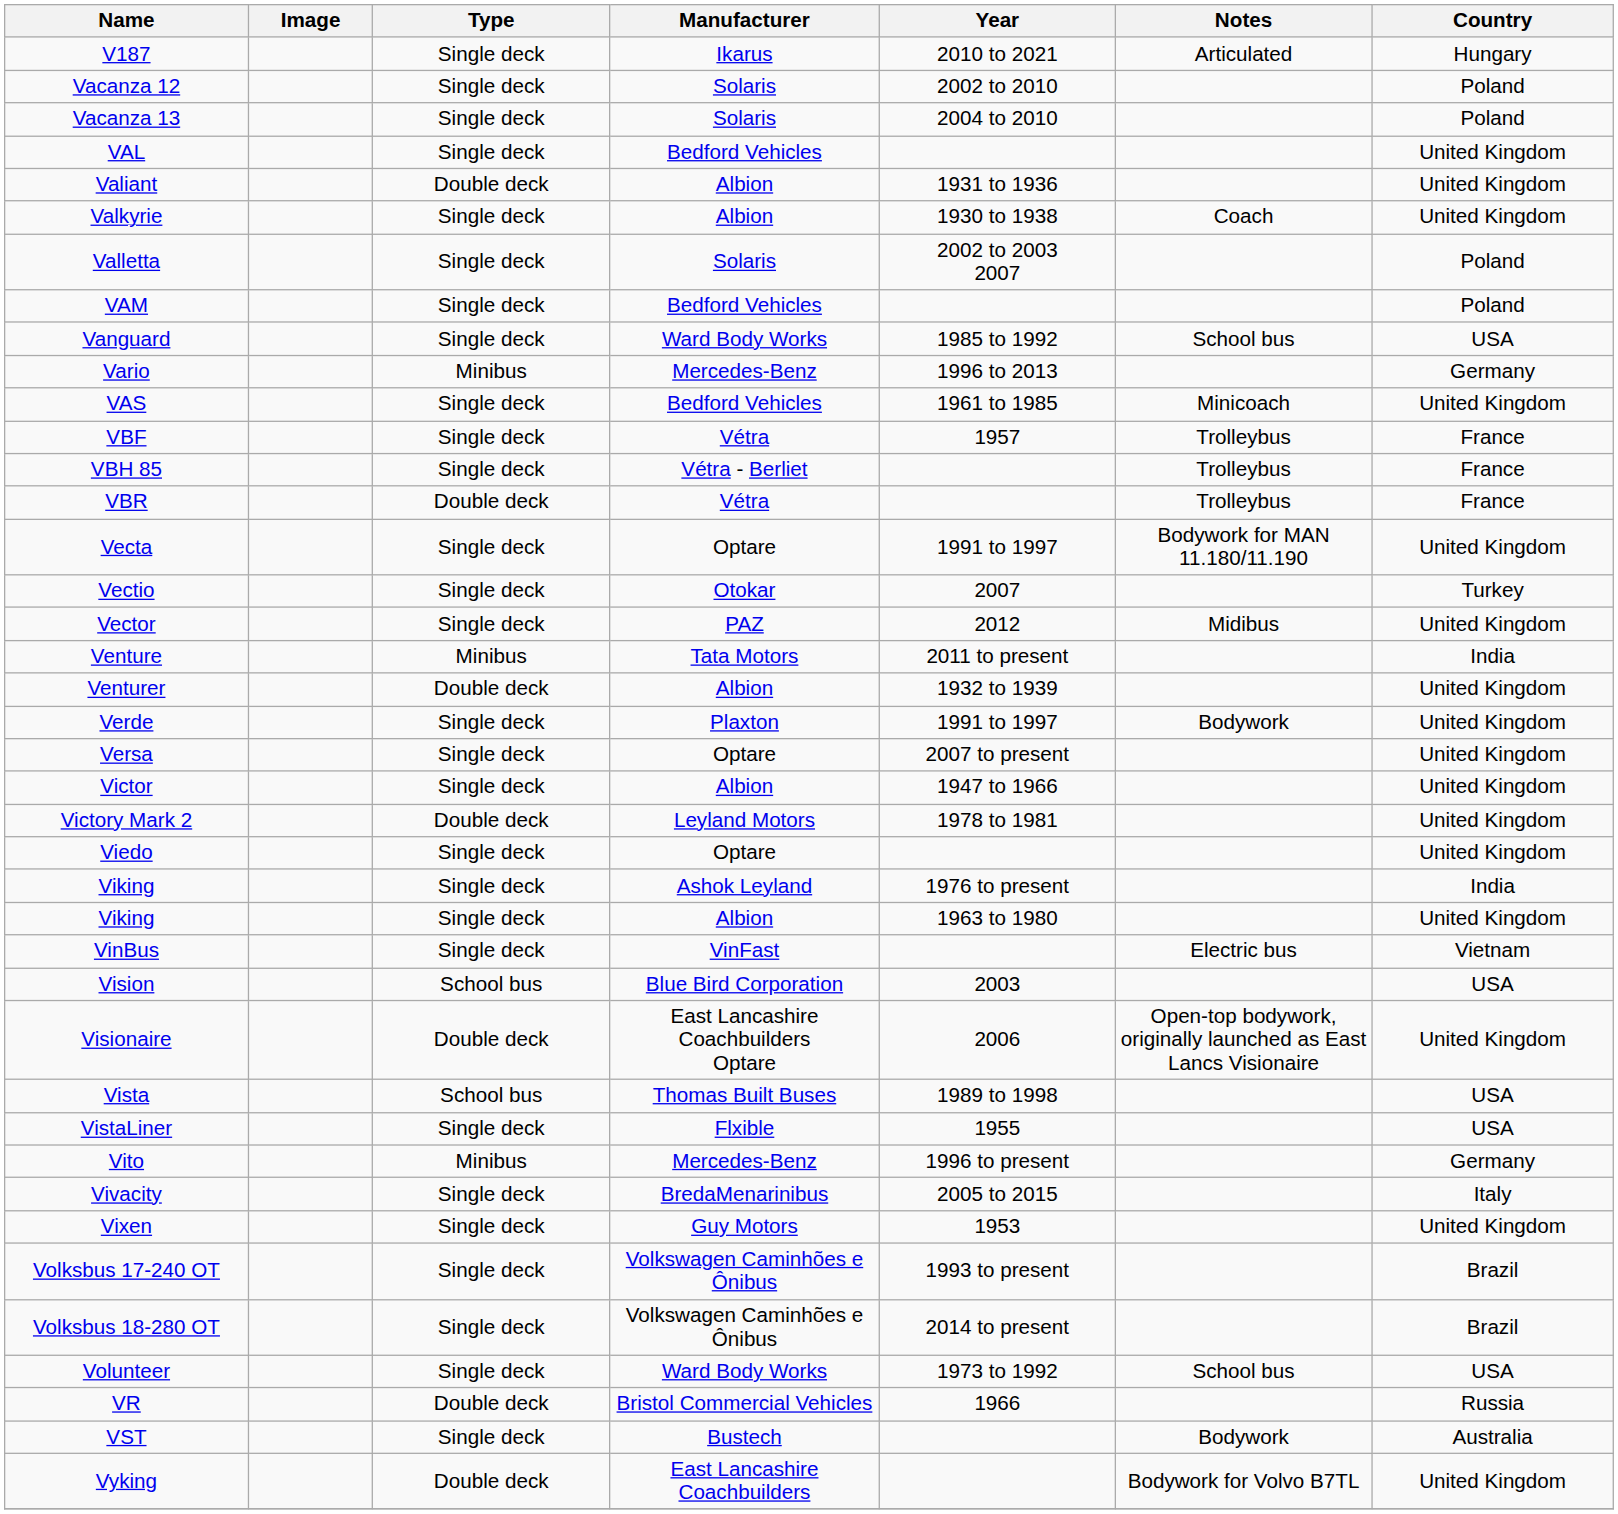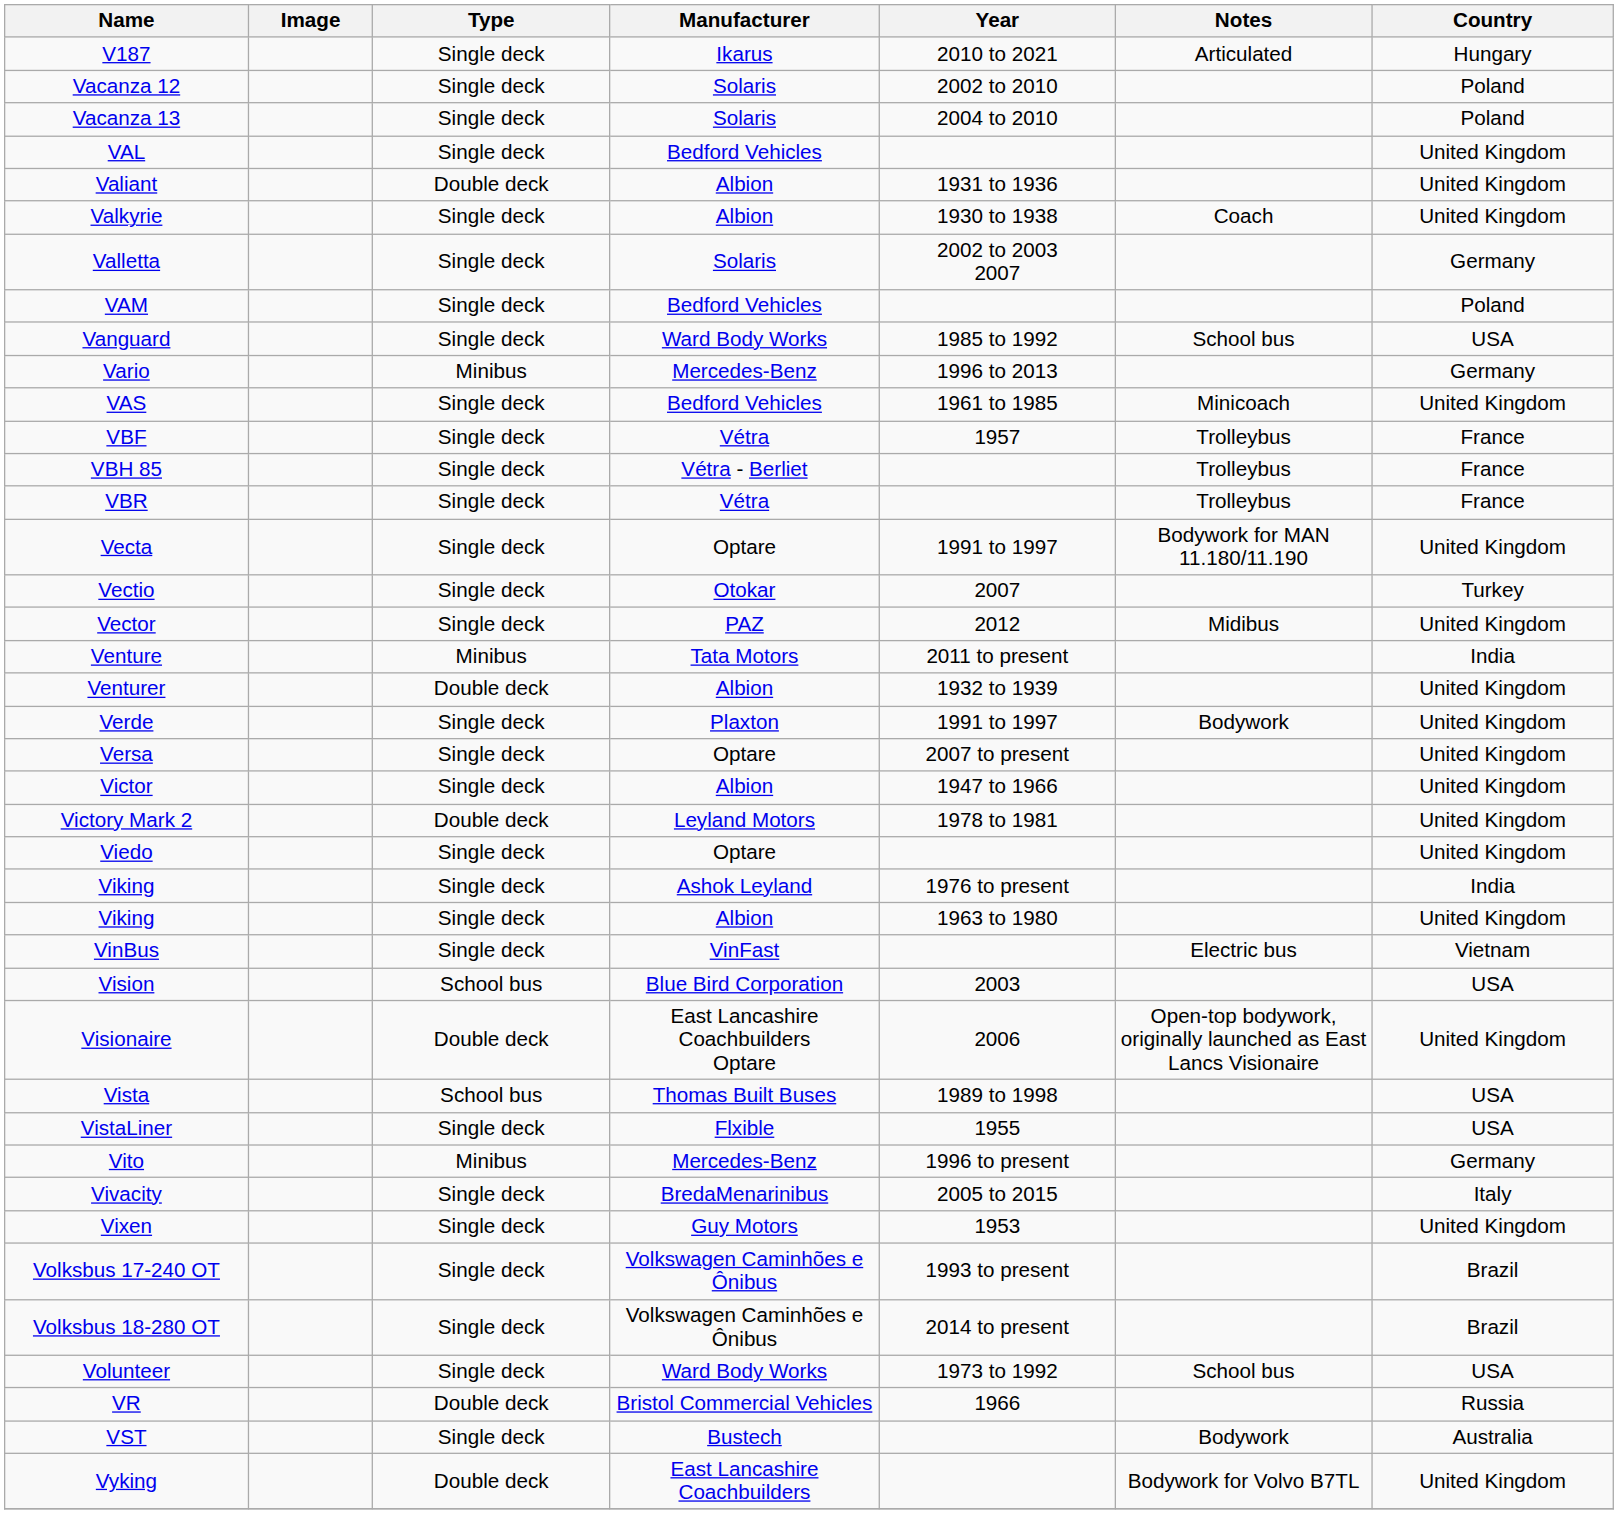(1493, 261) Poland -> (1493, 261) Germany
(491, 502) Double deck -> (491, 502) Single deck
